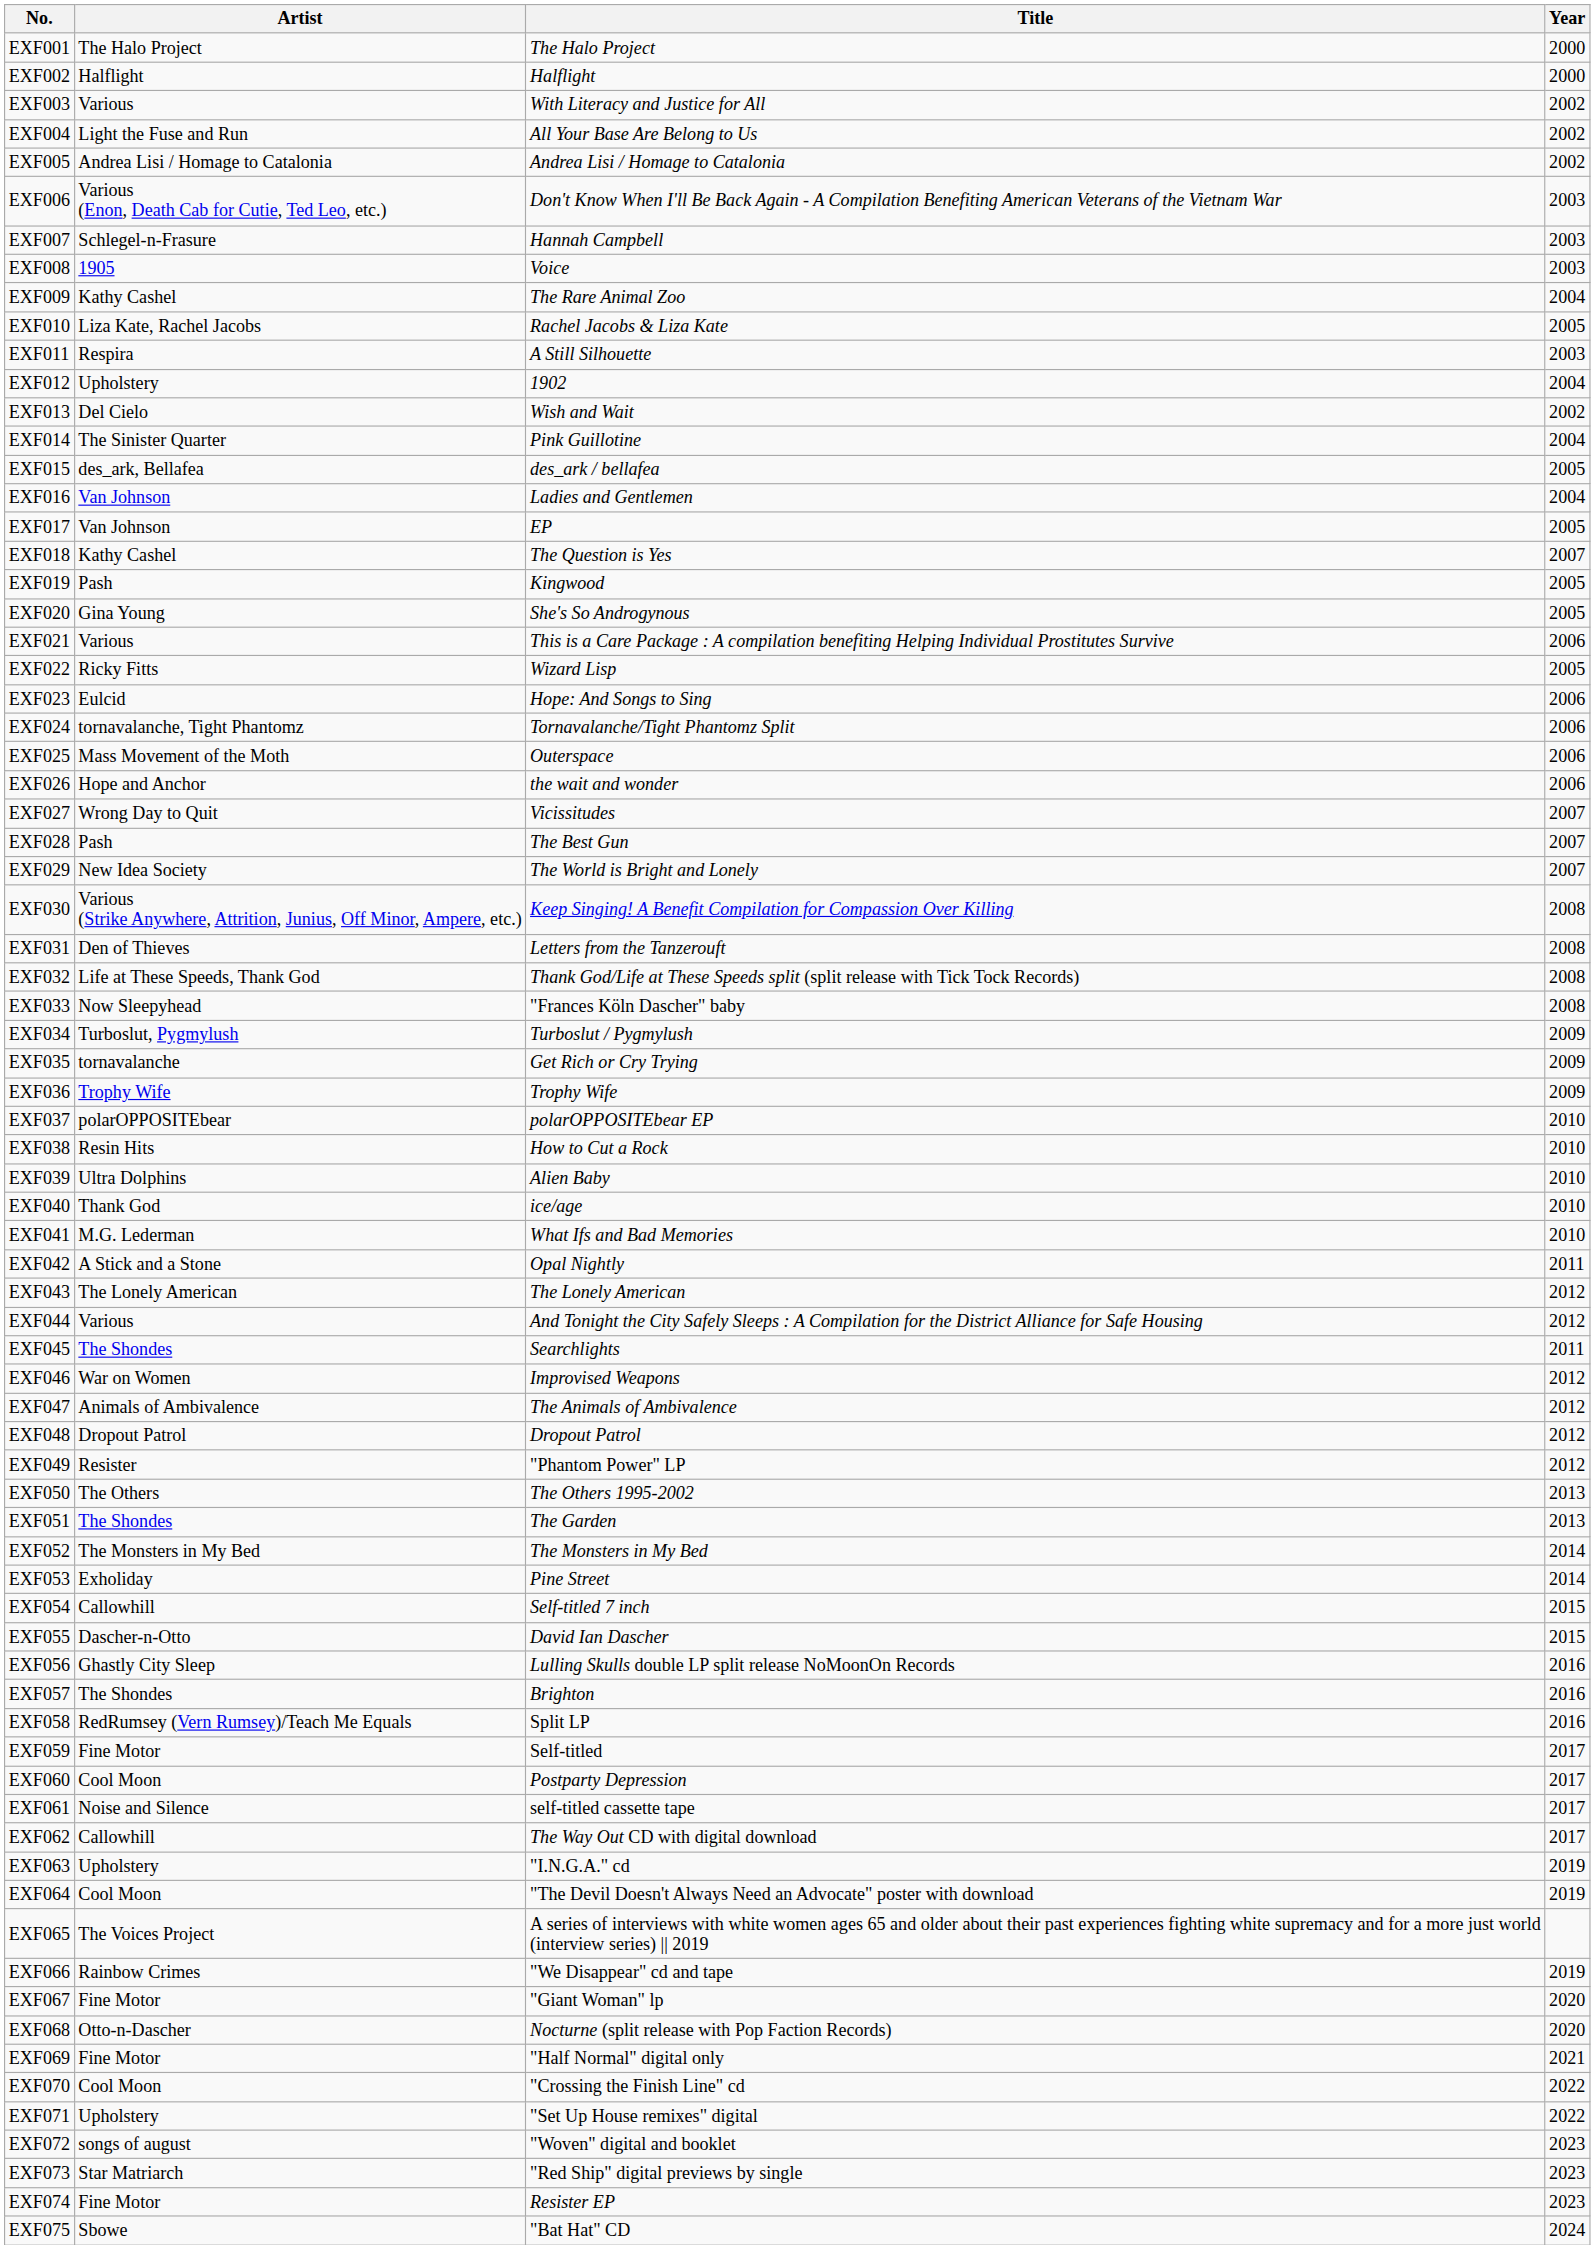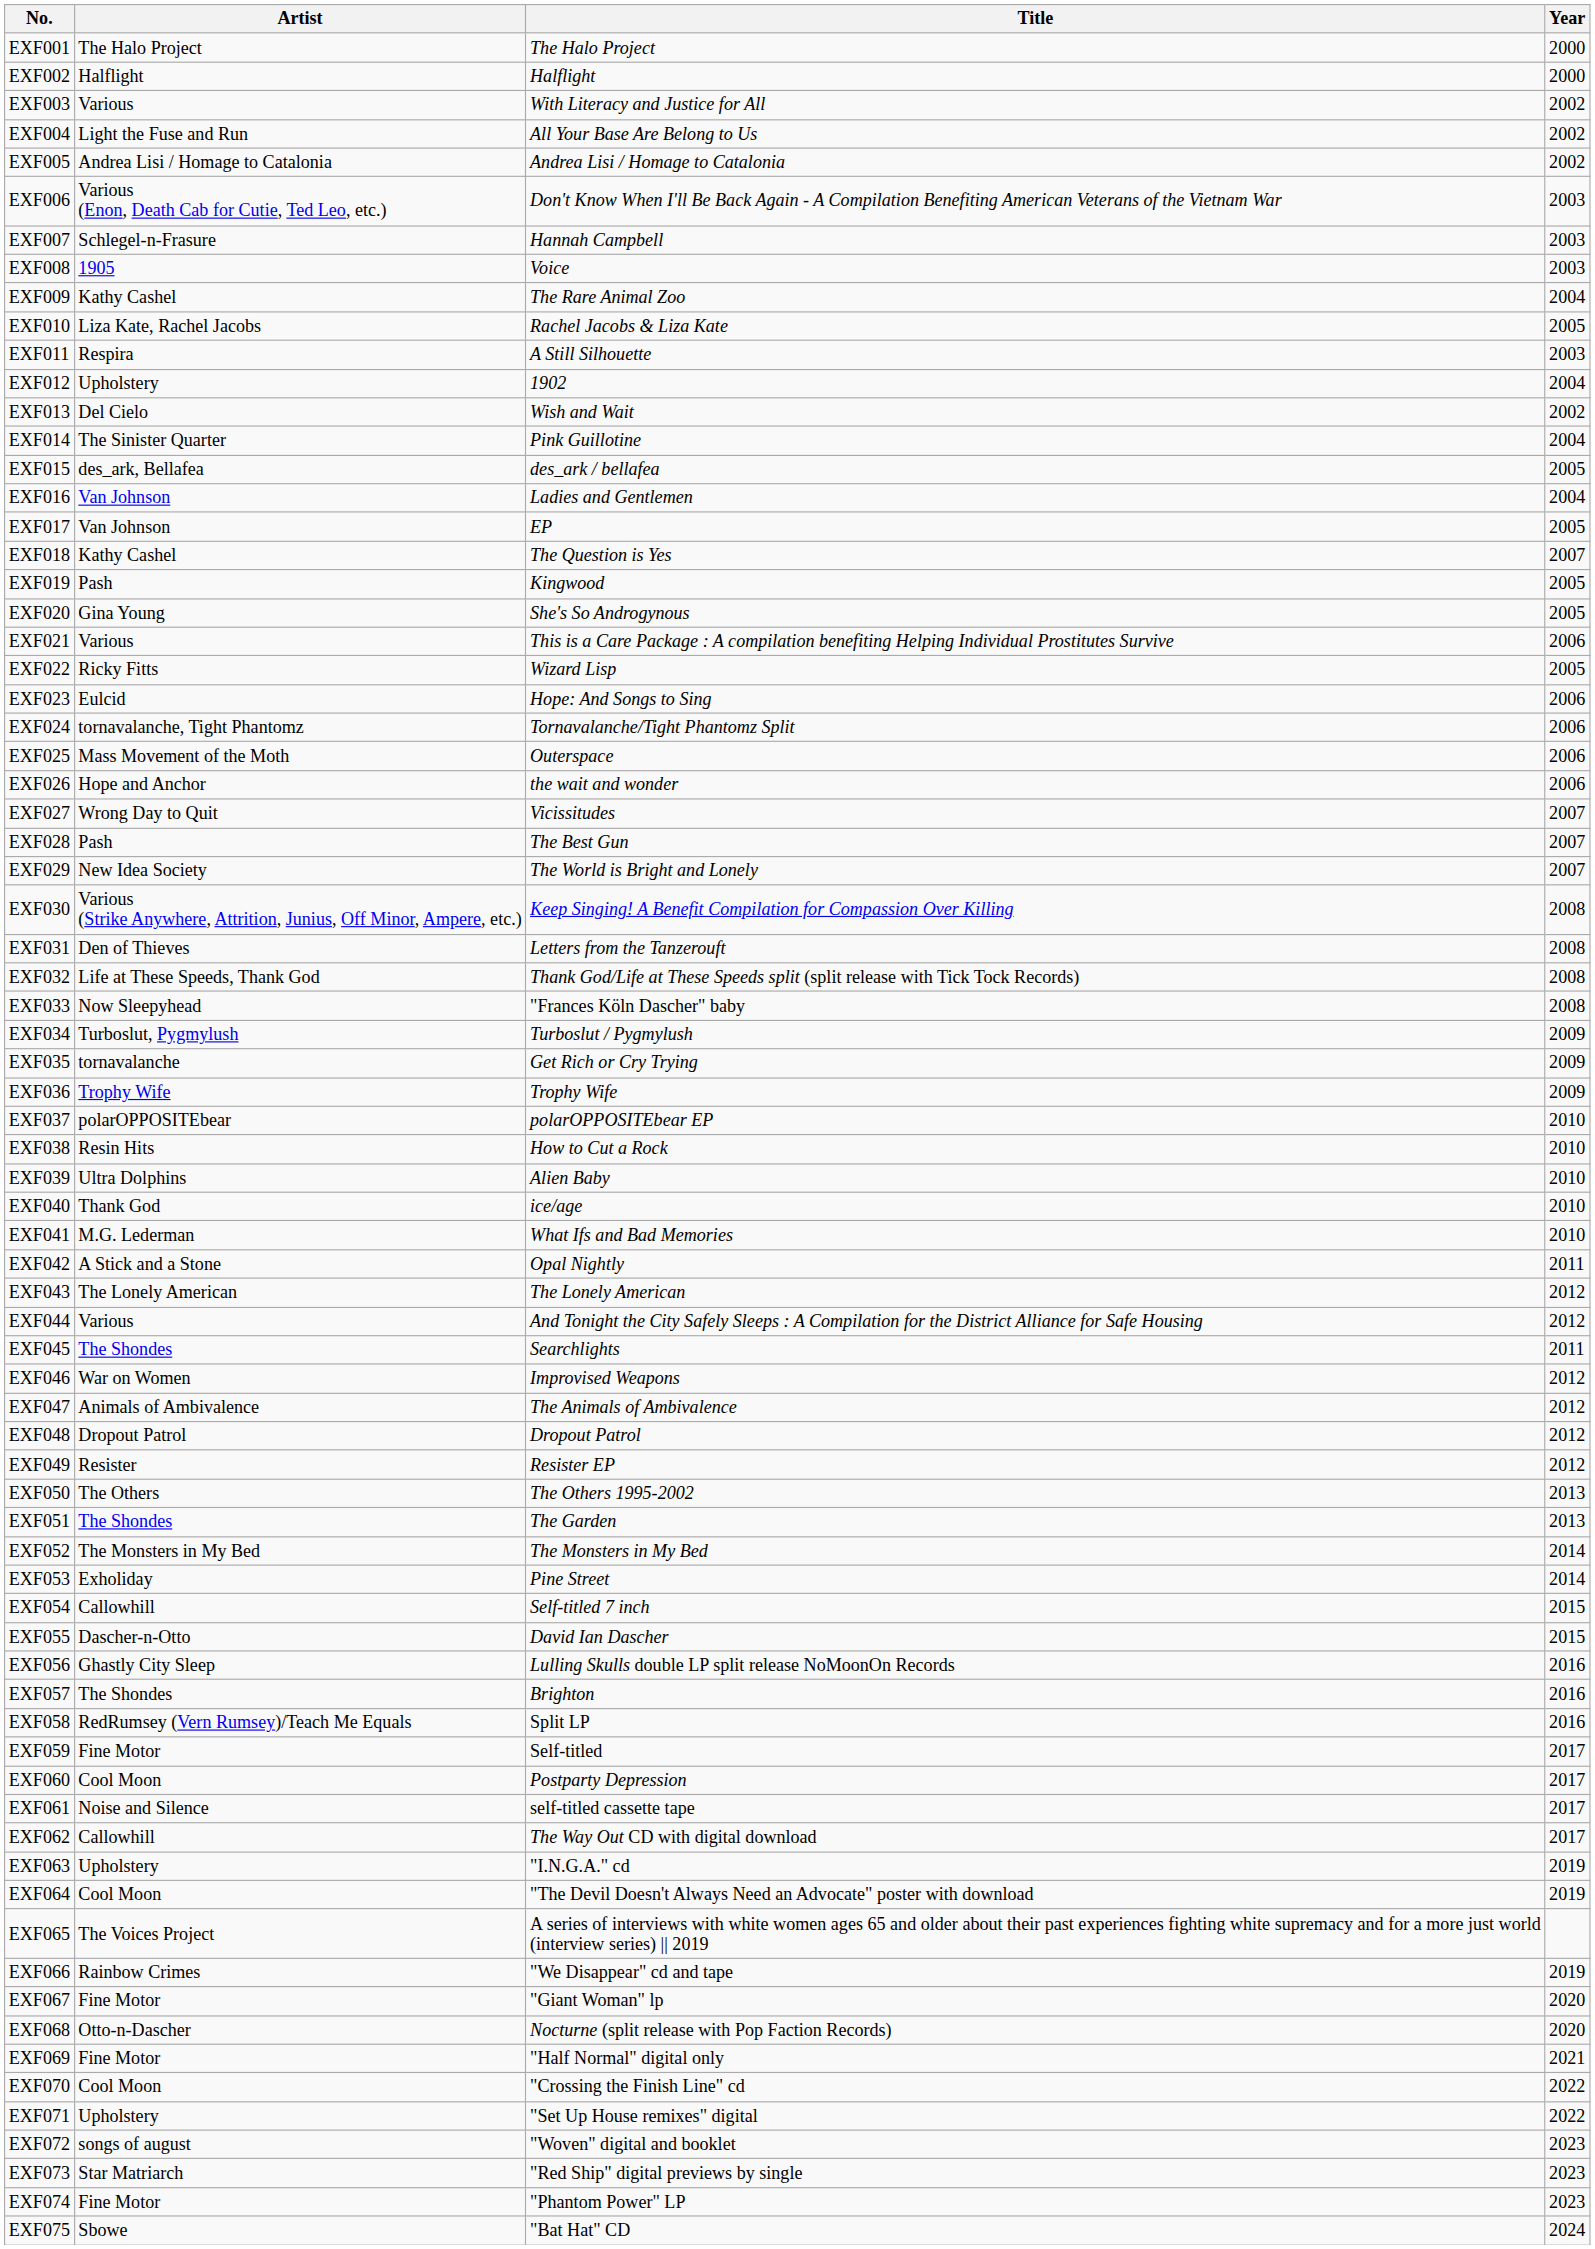(608, 1464) "Phantom Power" LP -> (572, 1464) Resister EP
(572, 2201) Resister EP -> (608, 2201) "Phantom Power" LP
